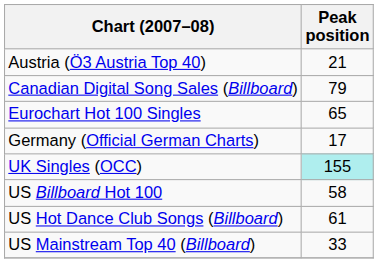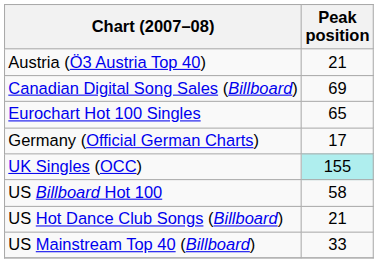(337, 88) 79 -> (337, 88) 69
(337, 219) 61 -> (337, 219) 21
